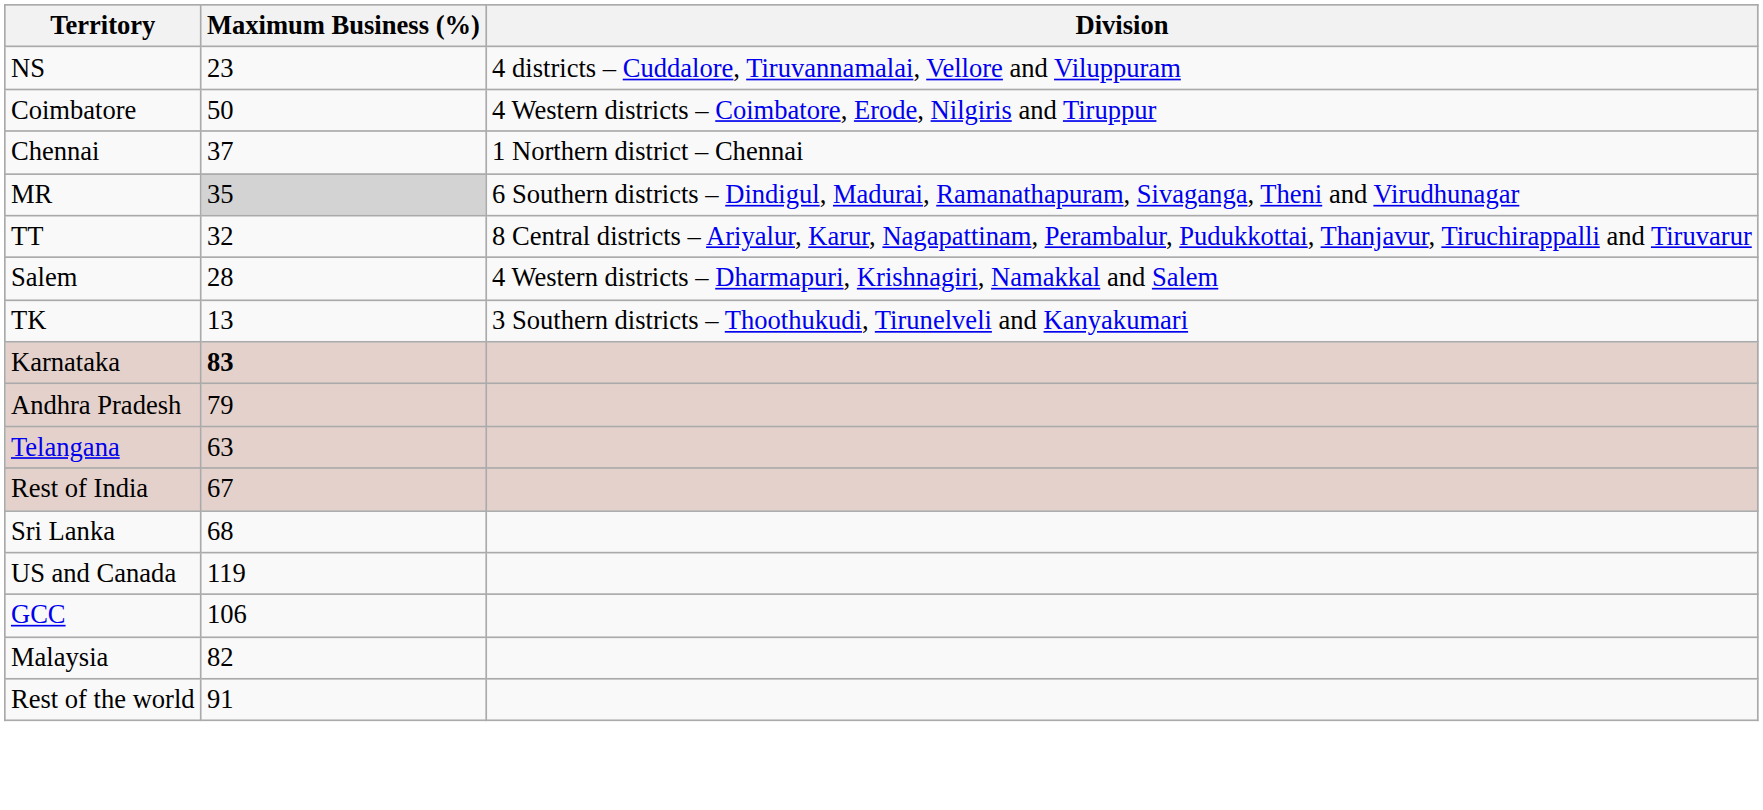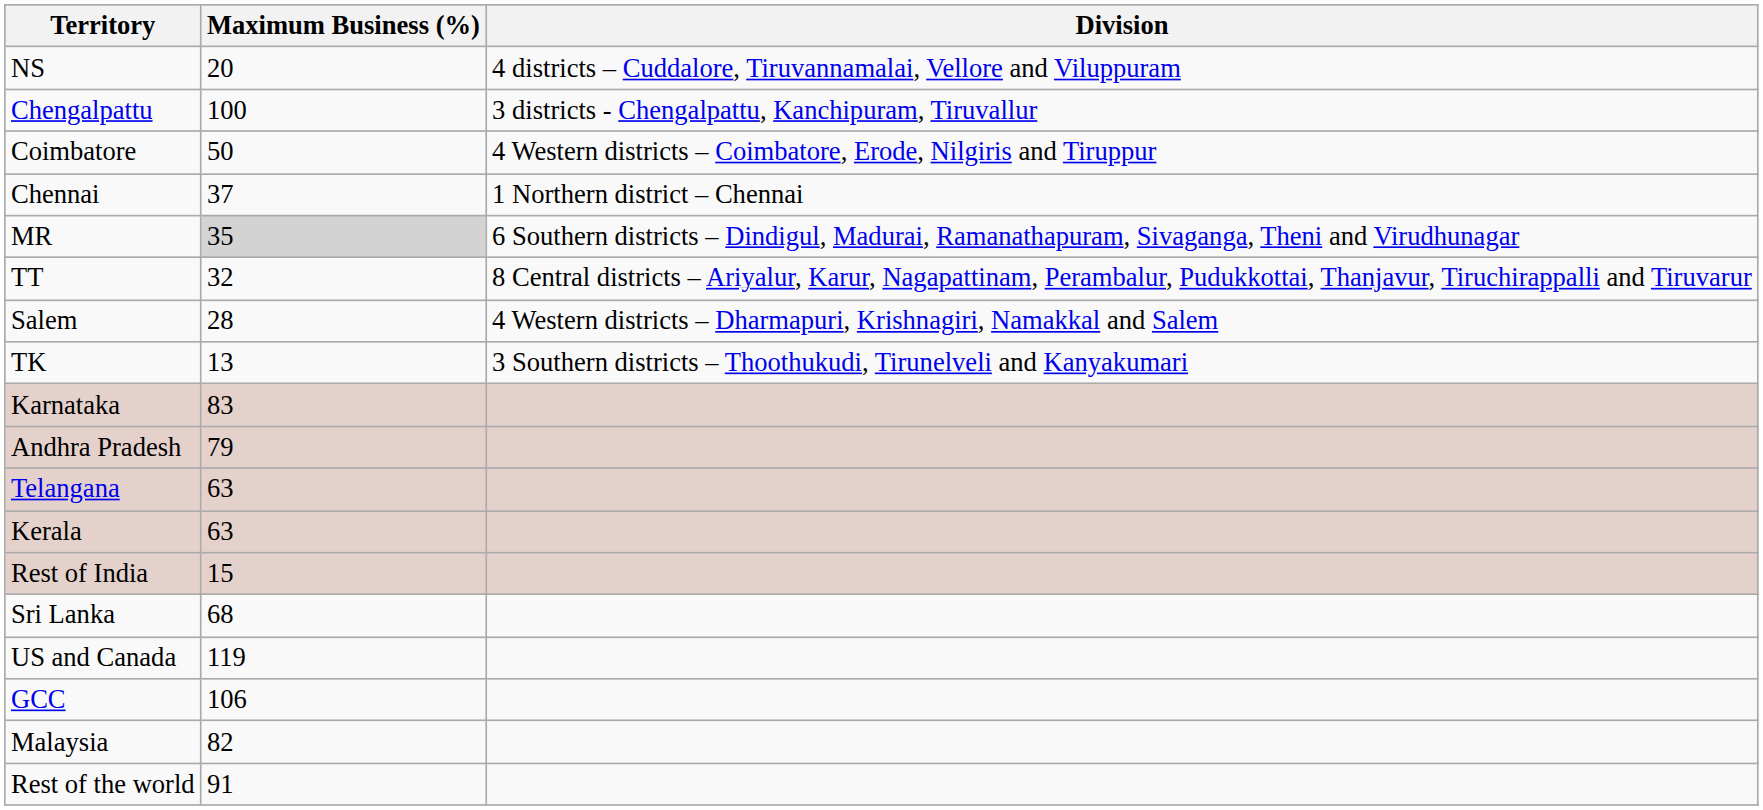(220, 67) 23 -> (220, 67) 20
+ row: (82, 109)
(220, 362) bold -> (220, 404) normal
+ row: (46, 531)
(220, 488) 67 -> (220, 573) 15
